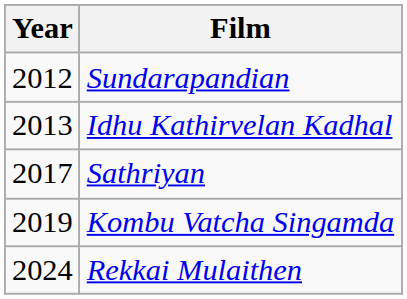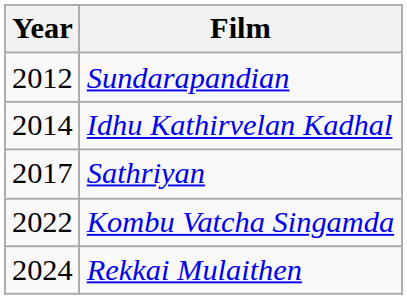(42, 125) 2013 -> (42, 125) 2014
(42, 221) 2019 -> (42, 221) 2022
